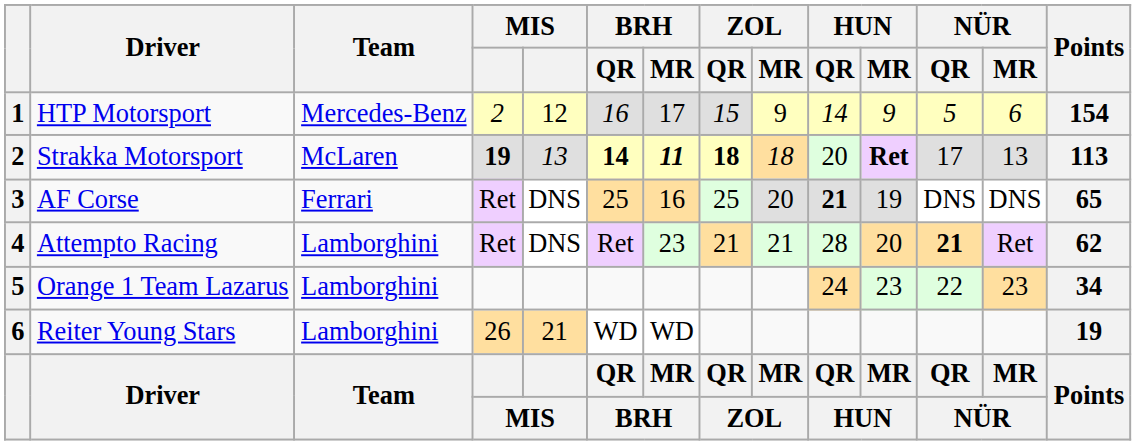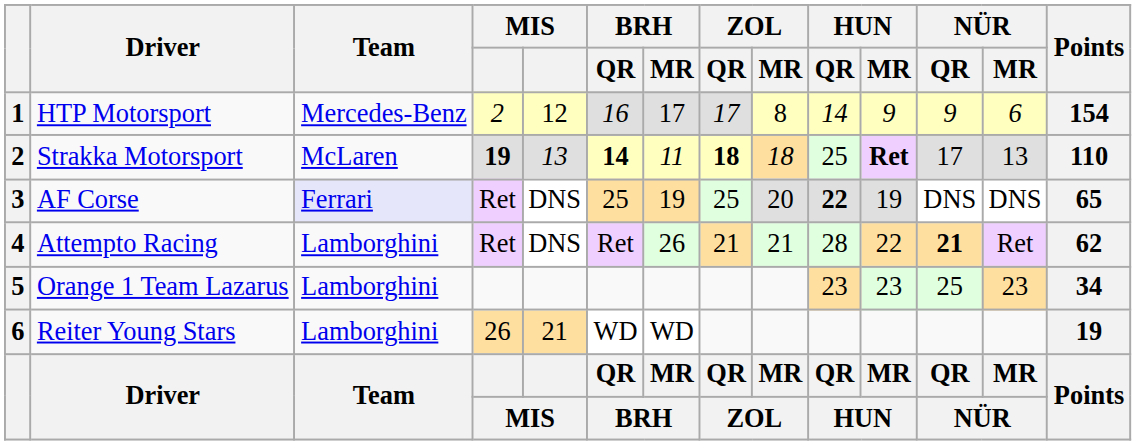(726, 112) 15 -> (726, 112) 17
(780, 112) 9 -> (780, 112) 8
(950, 112) 5 -> (950, 112) 9
(672, 156) bold -> (672, 156) normal
(835, 156) 20 -> (835, 156) 25
(1089, 156) 113 -> (1089, 156) 110
(337, 199) no background -> (337, 199) lavender background
(672, 199) 16 -> (672, 199) 19
(835, 199) 21 -> (835, 199) 22
(672, 243) 23 -> (672, 243) 26
(889, 243) 20 -> (889, 243) 22
(835, 287) 24 -> (835, 287) 23
(950, 287) 22 -> (950, 287) 25
